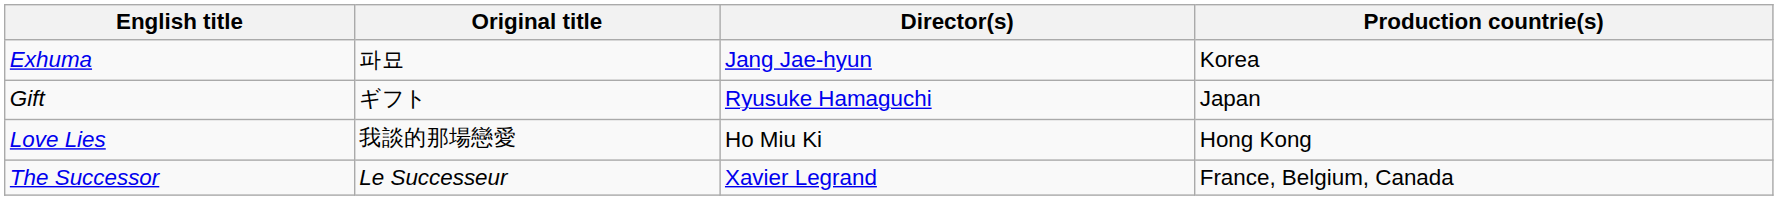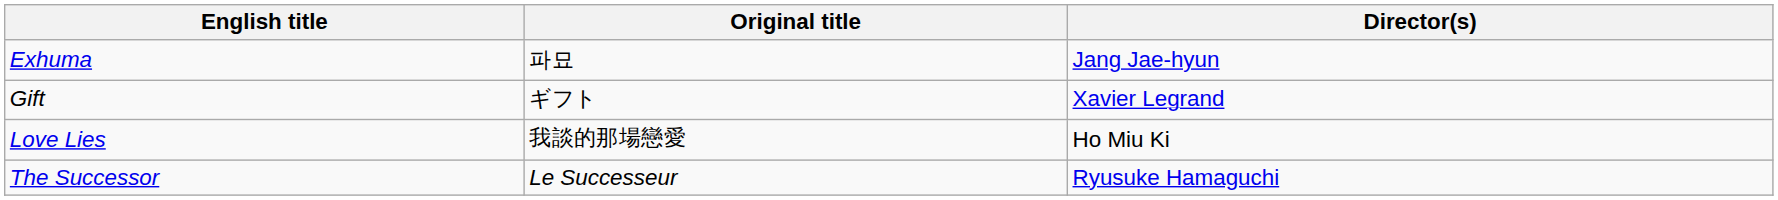- column: (1484, 22)
(828, 99) Ryusuke Hamaguchi -> (1148, 99) Xavier Legrand
(801, 176) Xavier Legrand -> (1176, 176) Ryusuke Hamaguchi
